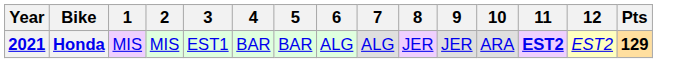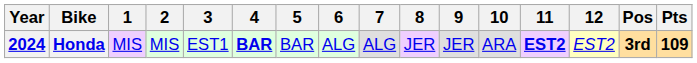+ column: (638, 17)
(27, 44) 2021 -> (27, 44) 2024
(253, 44) normal -> (254, 44) bold
(635, 44) 129 -> (675, 44) 109
